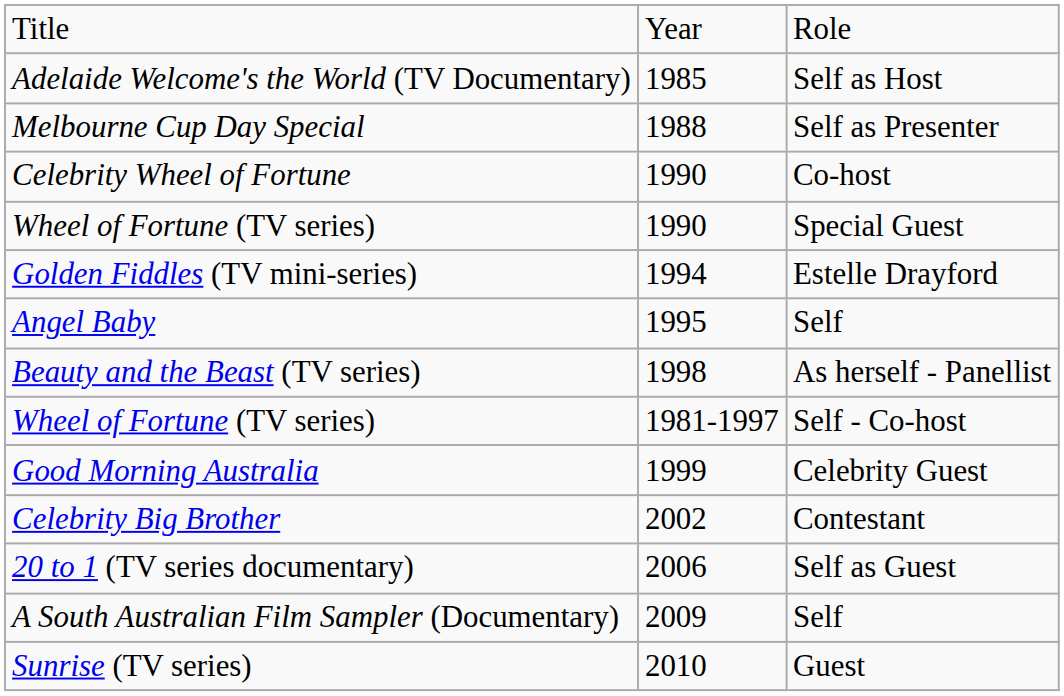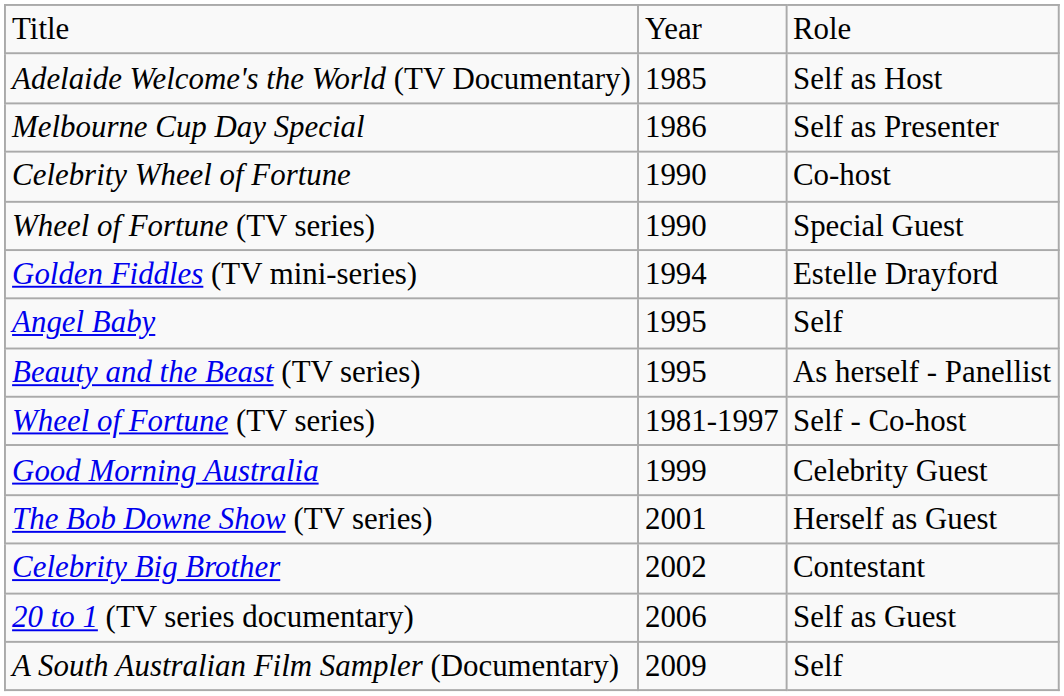(676, 126) 1988 -> (676, 126) 1986
(676, 371) 1998 -> (676, 371) 1995
+ row: (222, 518)
- row: (132, 665)
